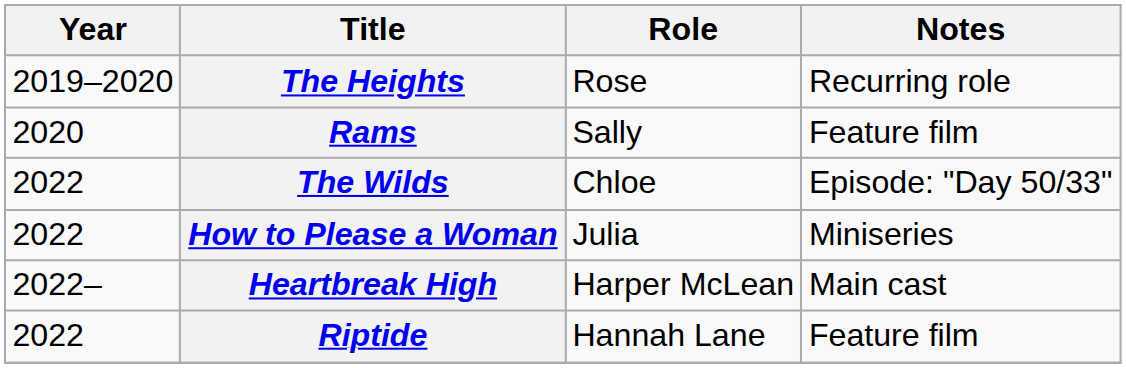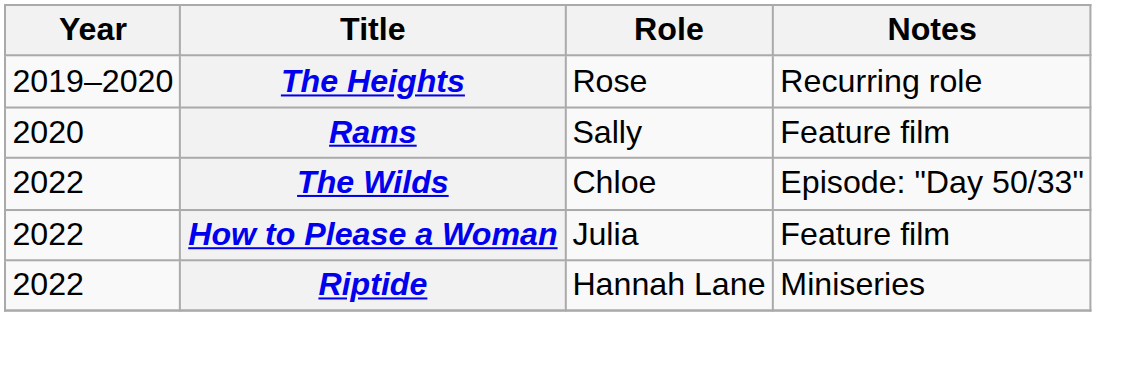(881, 234) Miniseries -> (865, 234) Feature film
- row: (373, 285)
(894, 336) Feature film -> (853, 285) Miniseries
